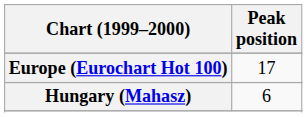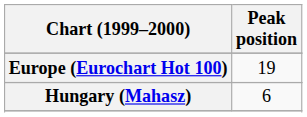(267, 67) 17 -> (267, 67) 19
